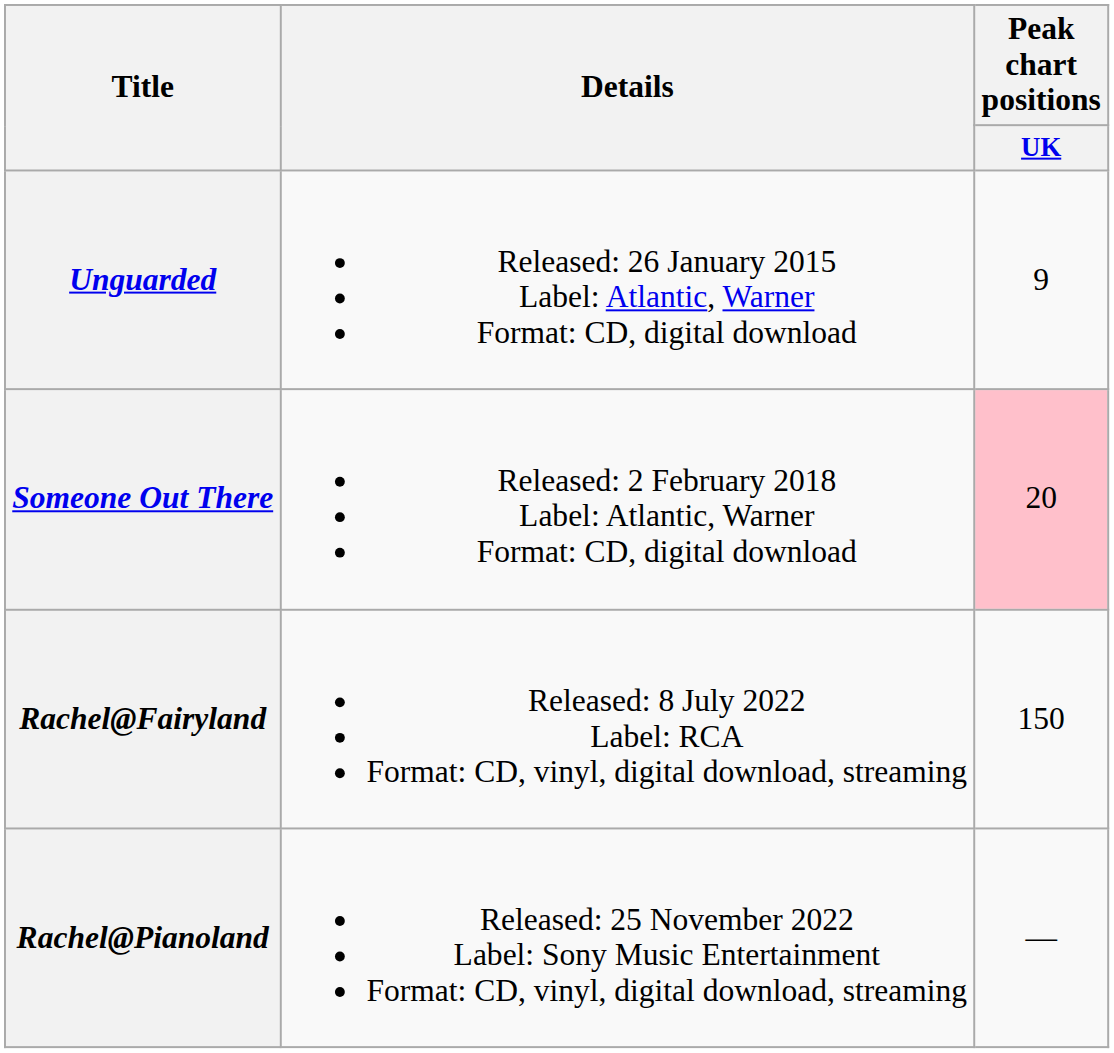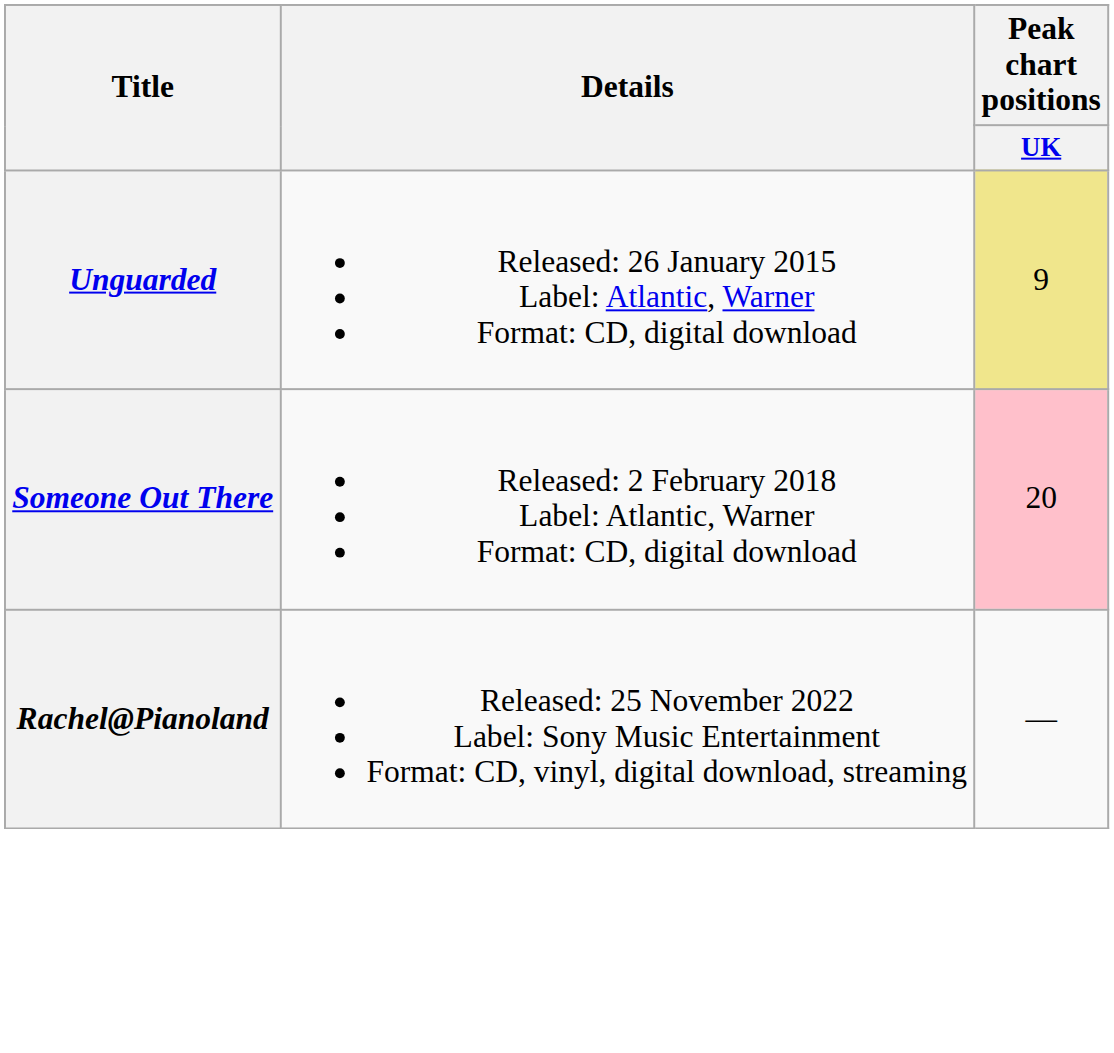(1041, 279) no background -> (1041, 279) khaki background
- row: (143, 718)
